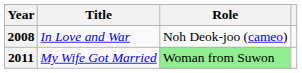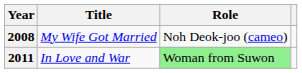(85, 36) In Love and War -> (99, 36) My Wife Got Married
(99, 57) My Wife Got Married -> (85, 57) In Love and War
